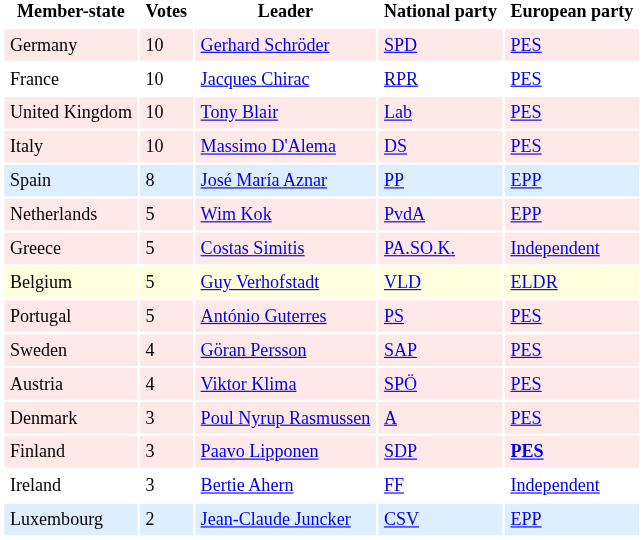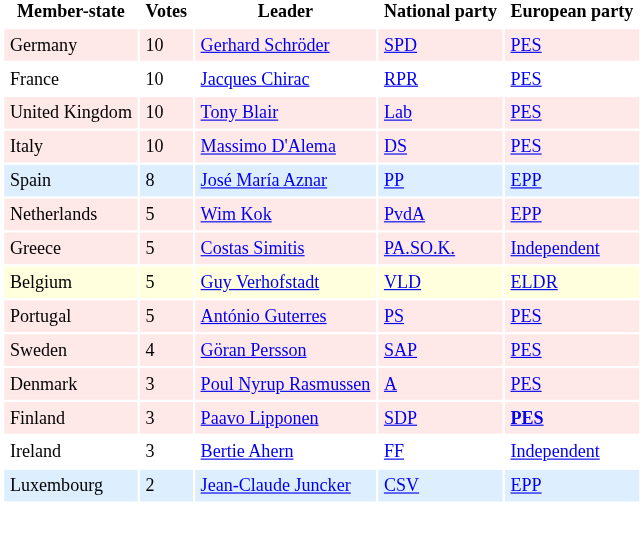- row: (37, 383)
